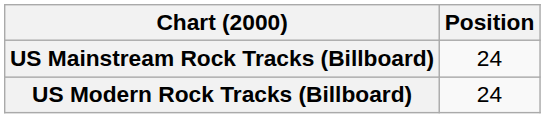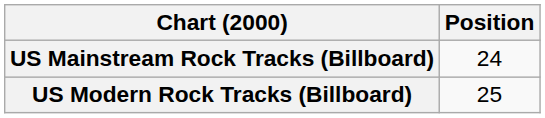(489, 94) 24 -> (489, 94) 25
